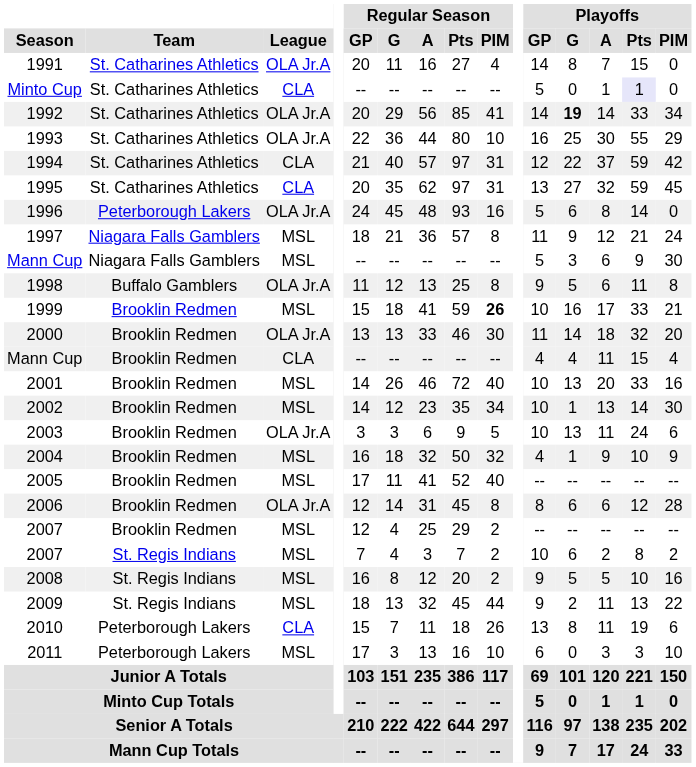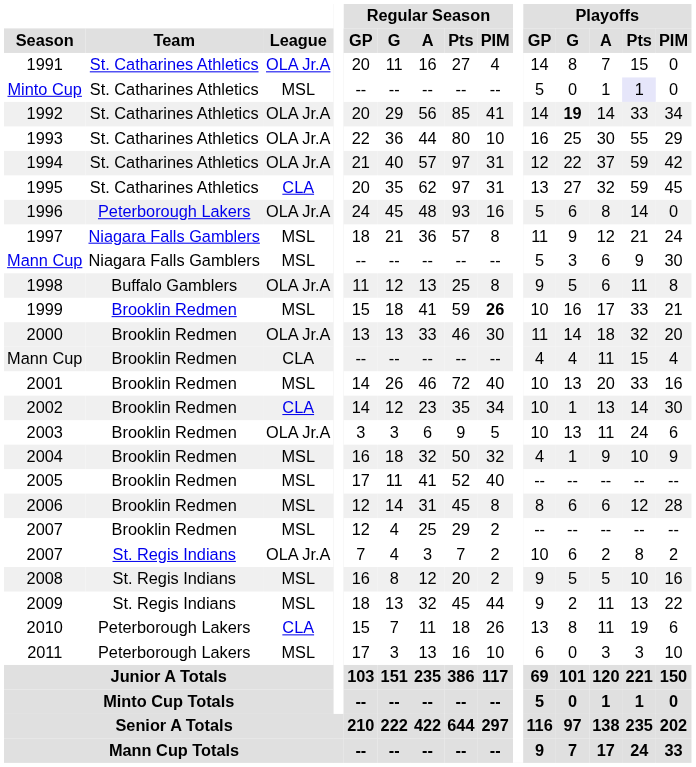(298, 89) CLA -> (298, 89) MSL
(298, 163) CLA -> (298, 163) OLA Jr.A
(298, 407) MSL -> (298, 407) CLA
(298, 505) OLA Jr.A -> (298, 505) MSL
(298, 554) MSL -> (298, 554) OLA Jr.A
